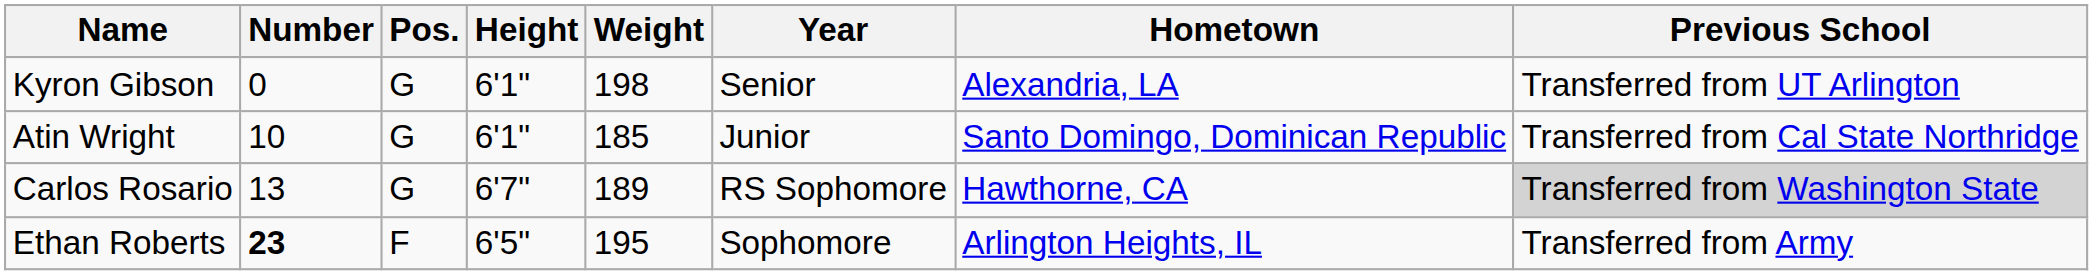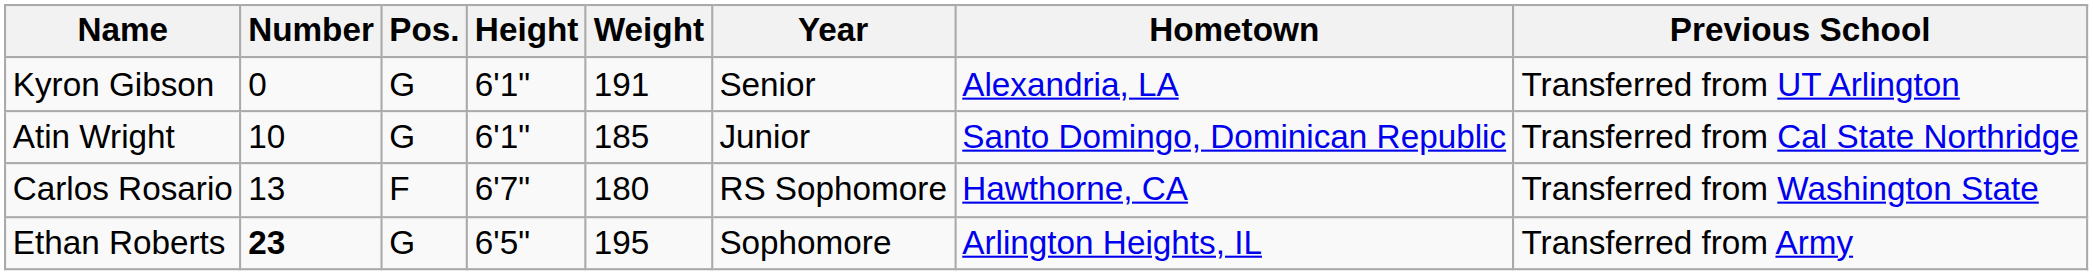(622, 83) 198 -> (622, 83) 191
(402, 189) G -> (399, 189) F
(622, 189) 189 -> (622, 189) 180
(1780, 189) lightgrey background -> (1780, 189) no background
(399, 242) F -> (402, 242) G
